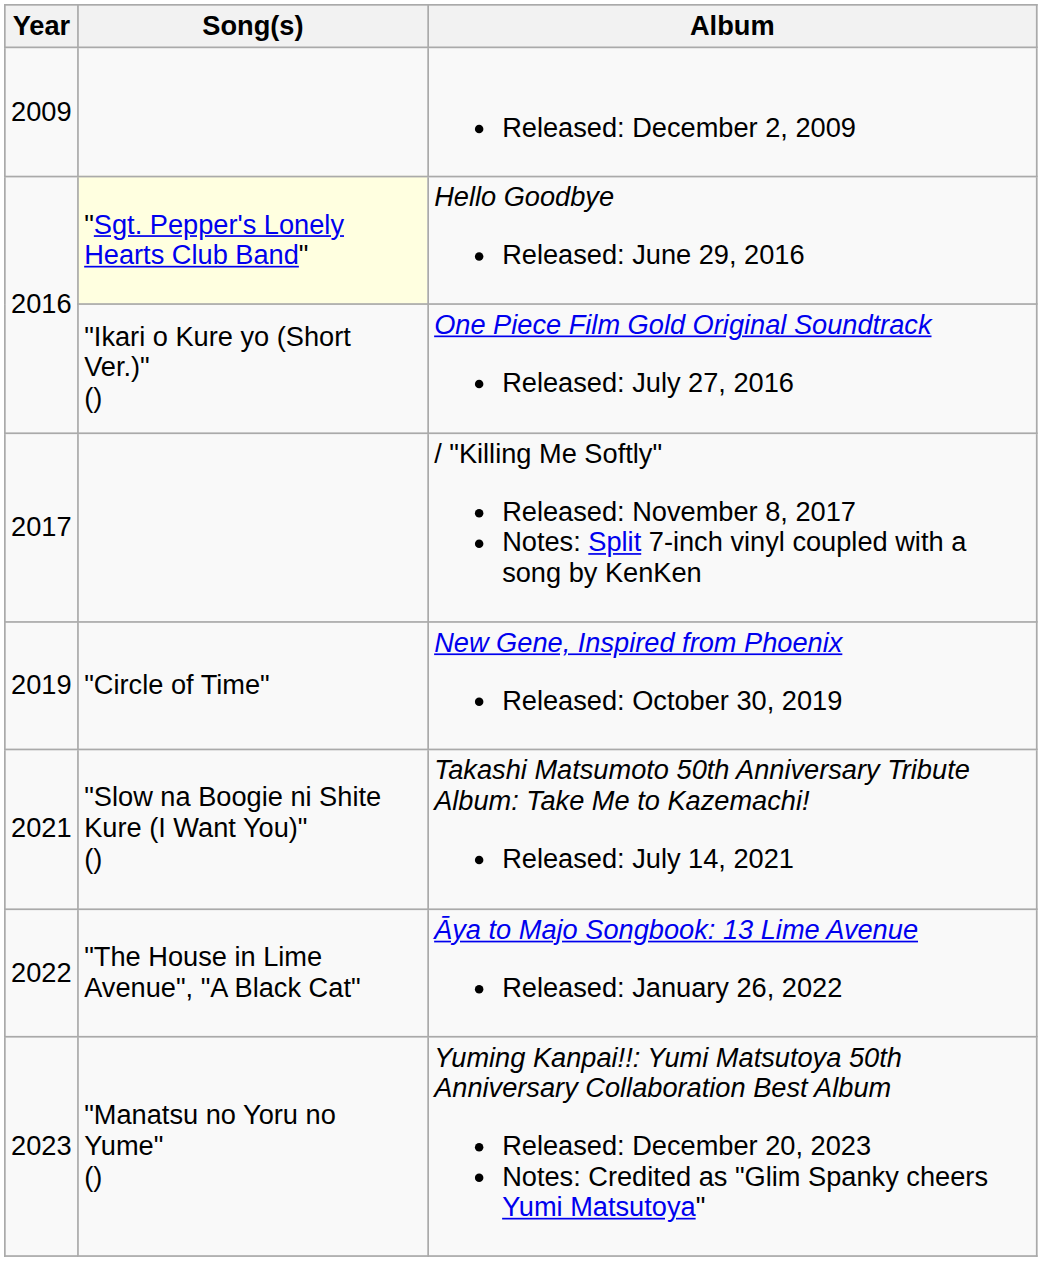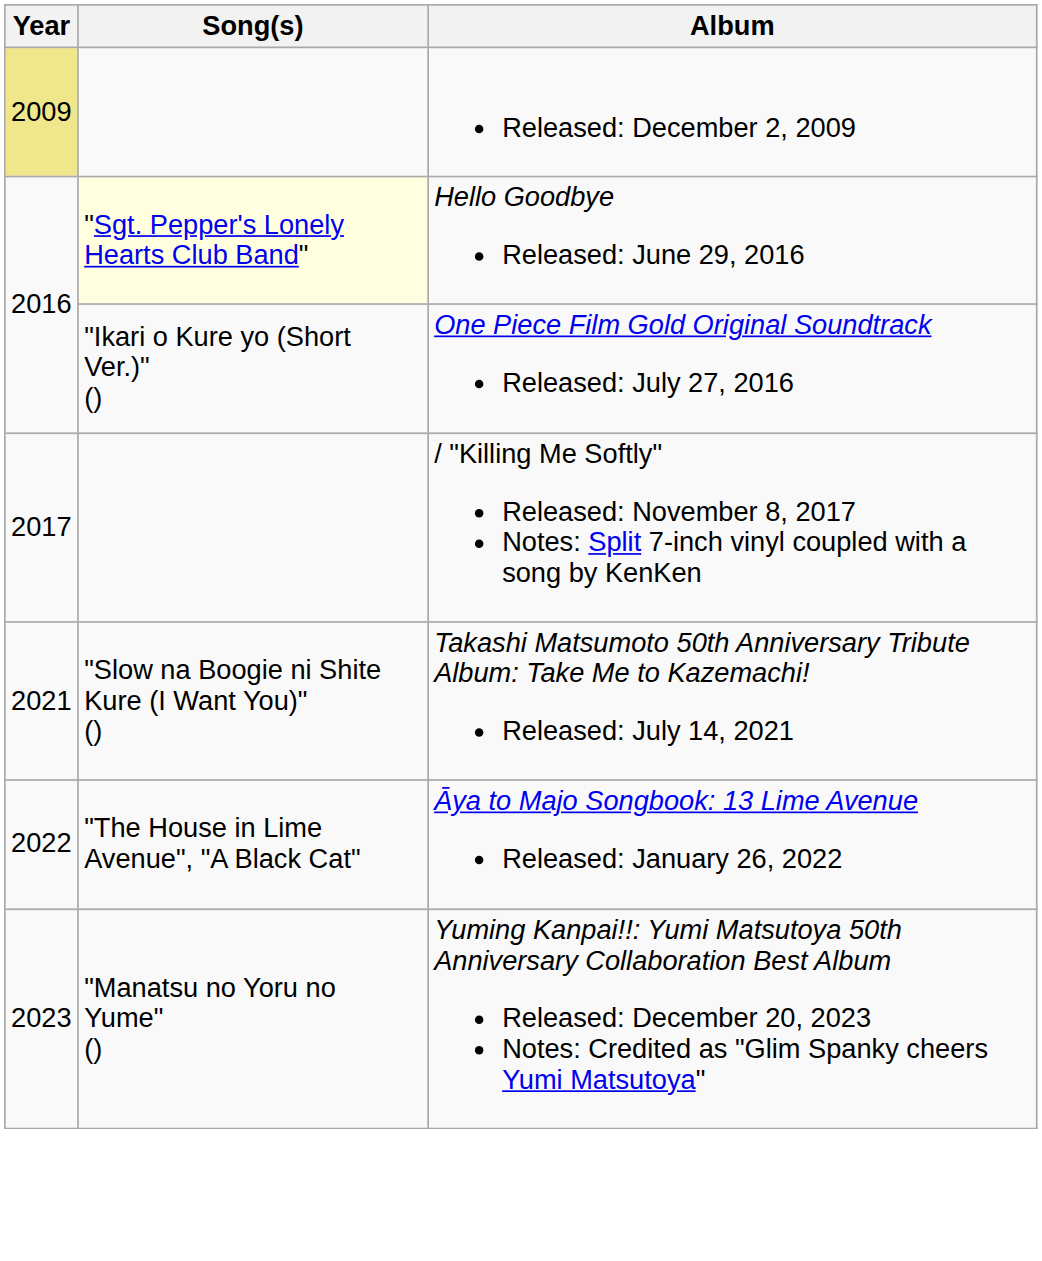(41, 111) no background -> (41, 111) khaki background
- row: (732, 672)
